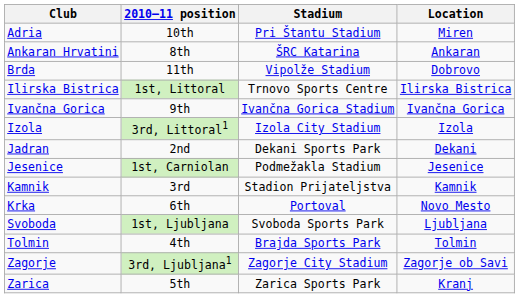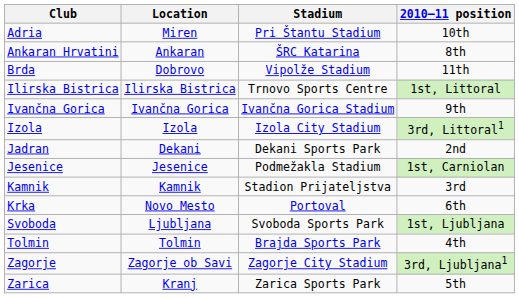columns swapped: (456, 14) <-> (180, 14)
